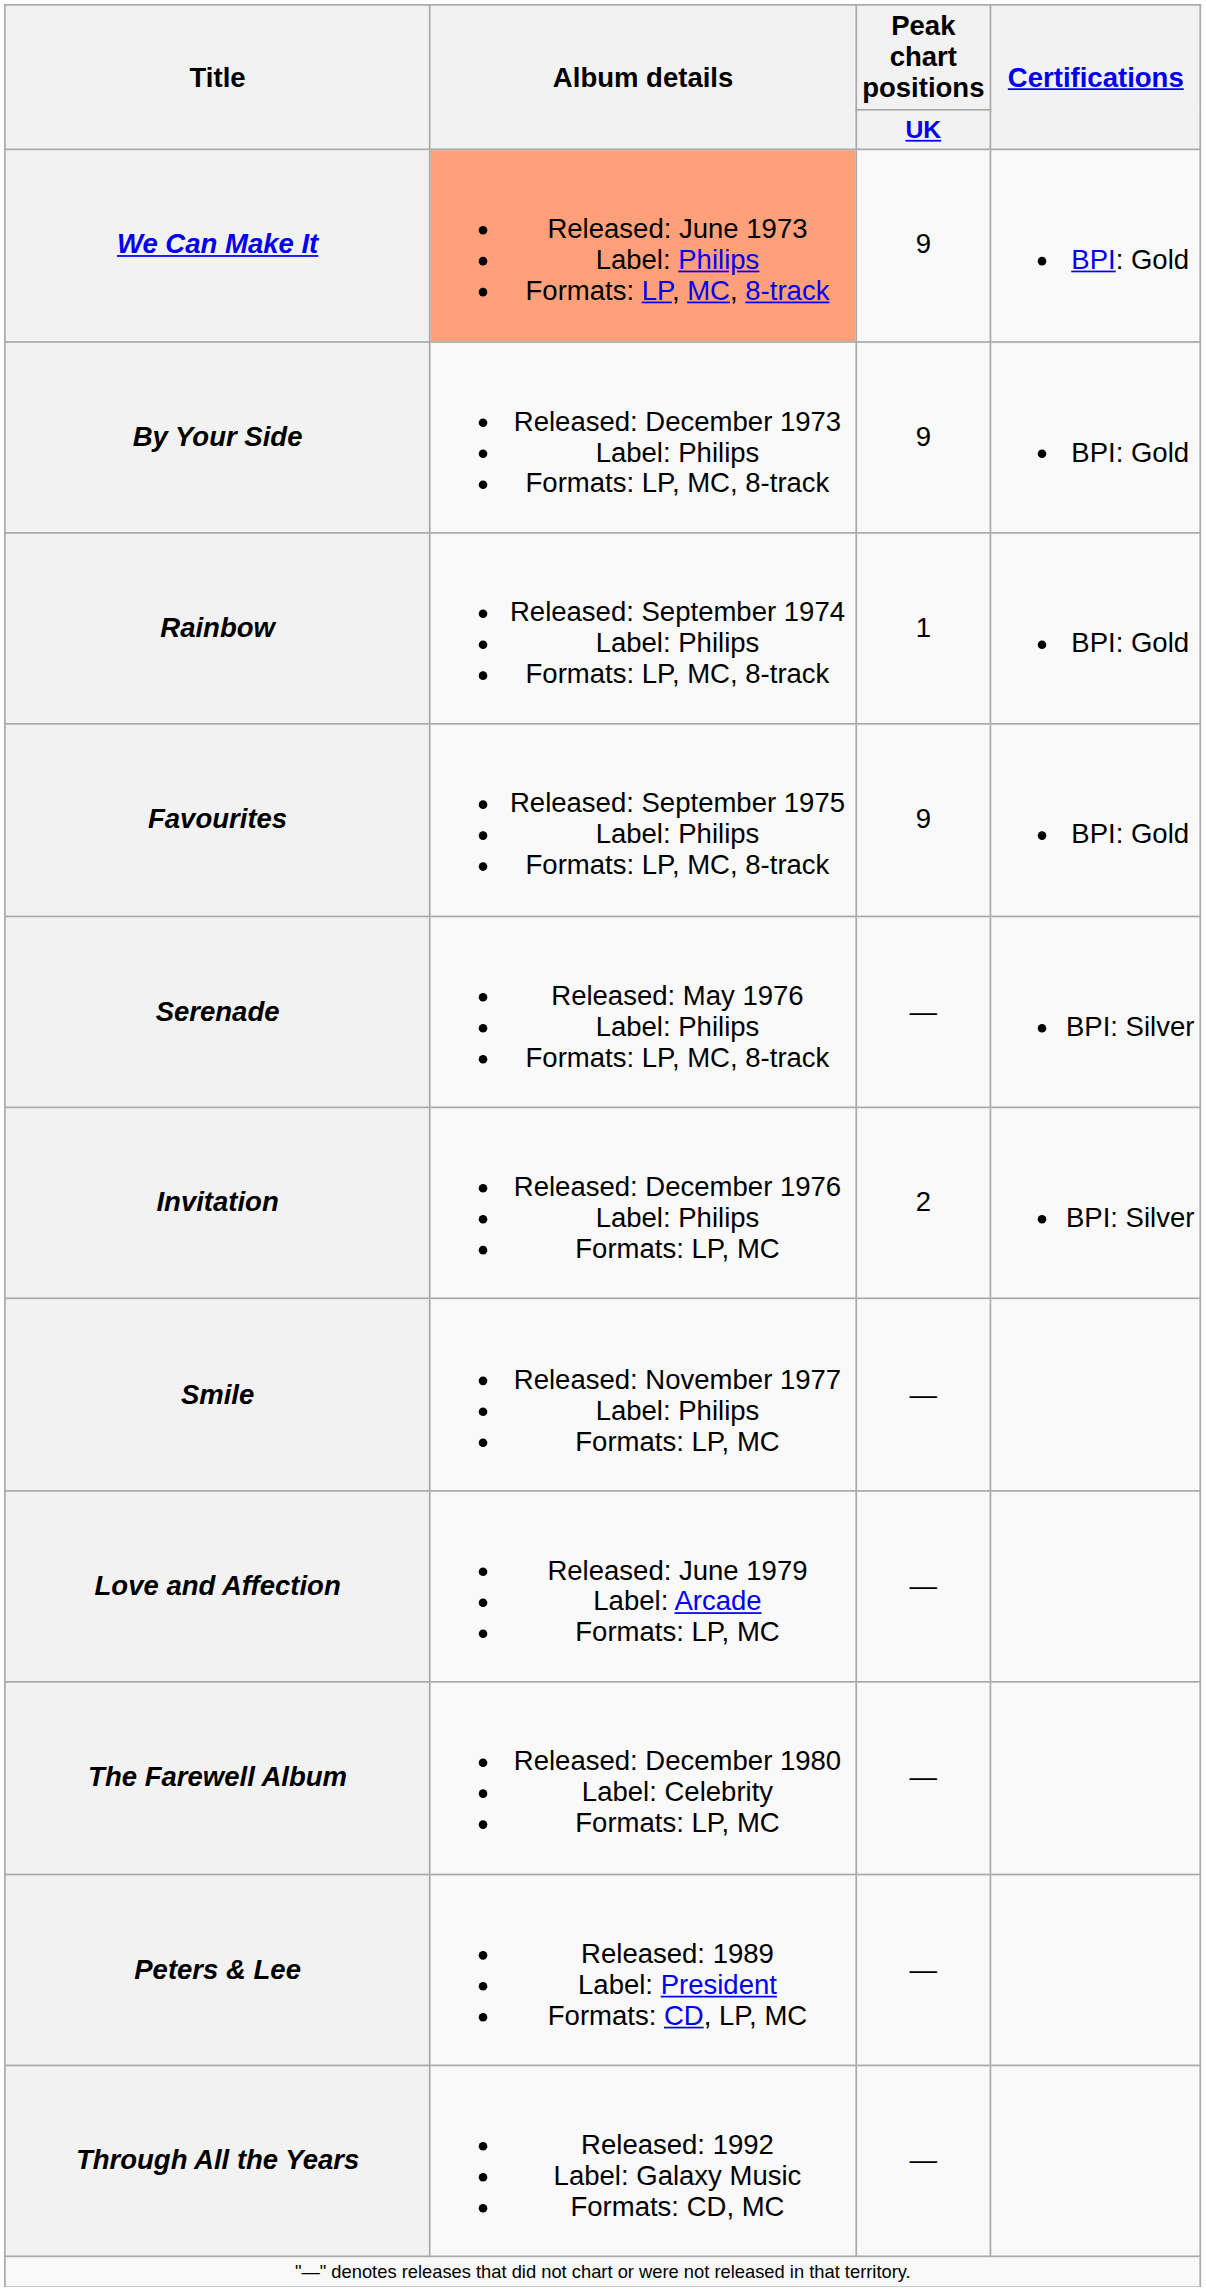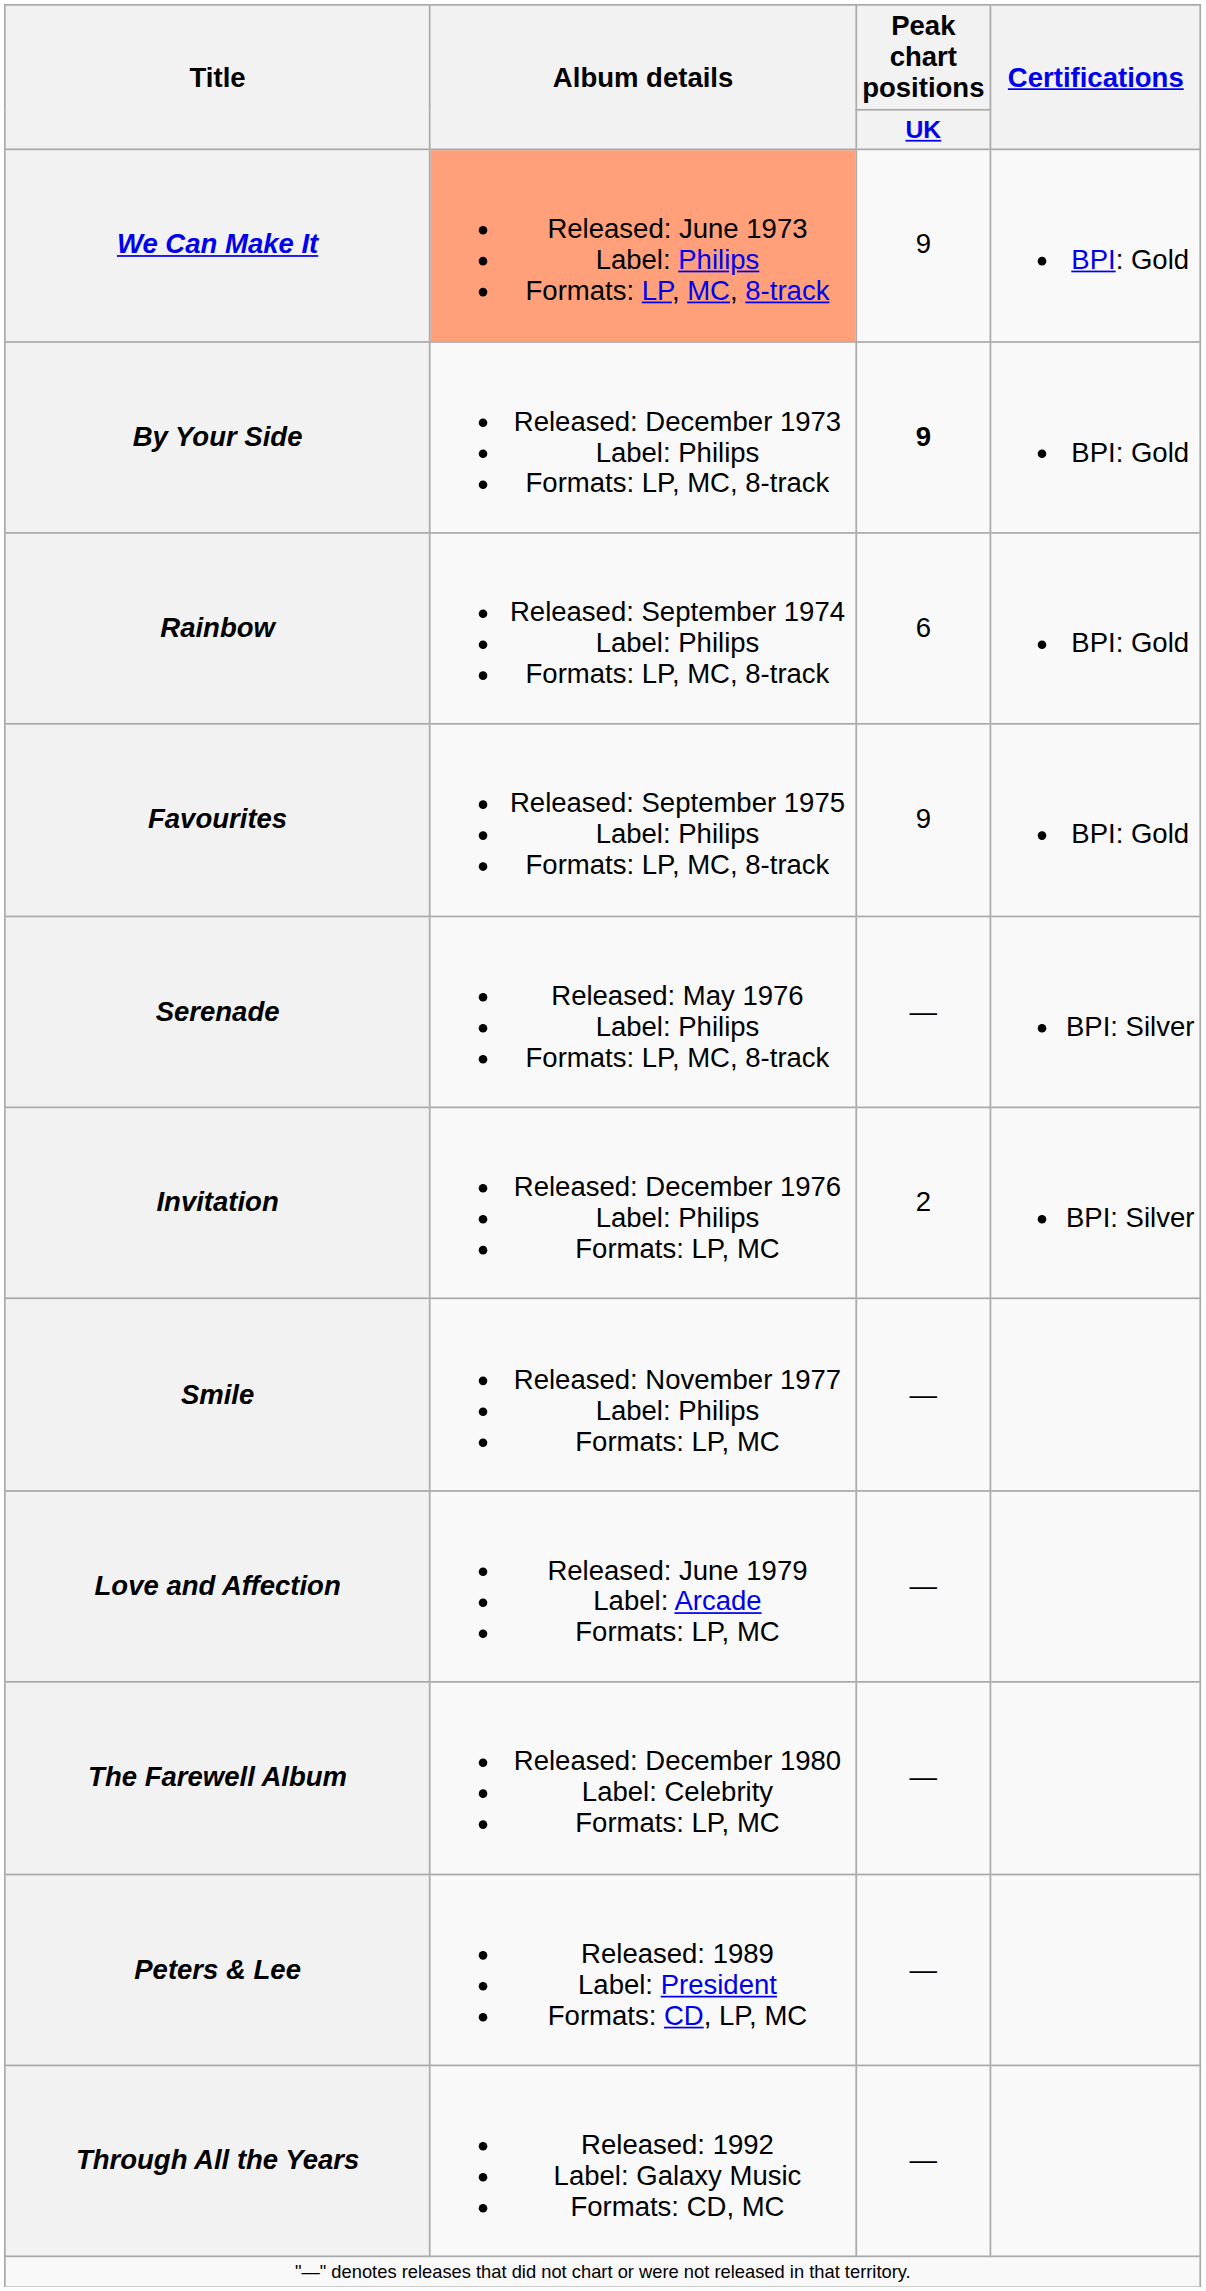(923, 436) normal -> (923, 436) bold
(923, 628) 1 -> (923, 628) 6
